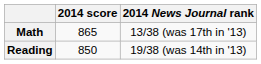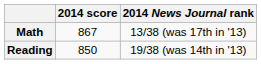(88, 31) 865 -> (88, 31) 867
